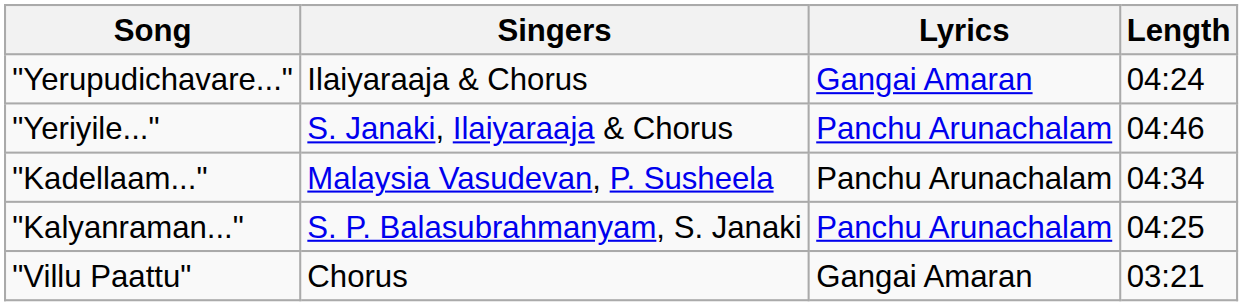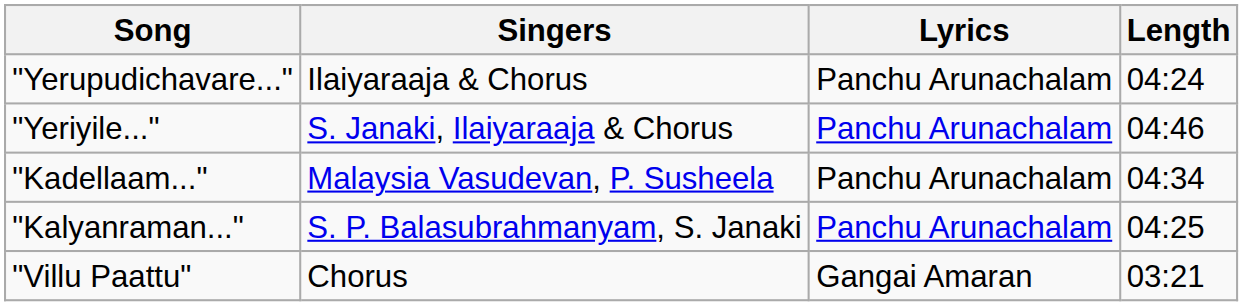(924, 79) Gangai Amaran -> (964, 79) Panchu Arunachalam
